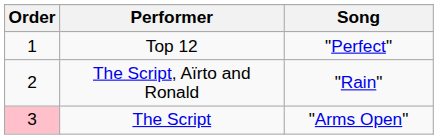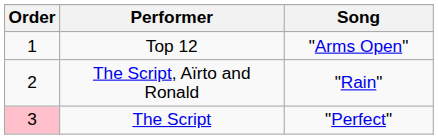(359, 45) "Perfect" -> (359, 45) "Arms Open"
(359, 119) "Arms Open" -> (359, 119) "Perfect"
